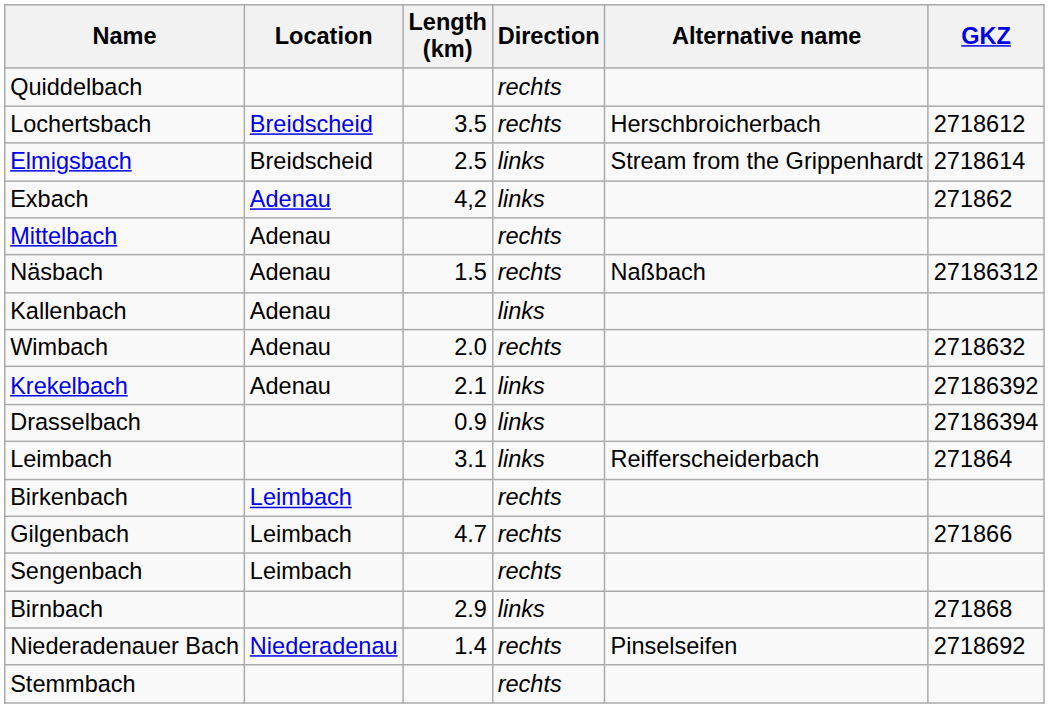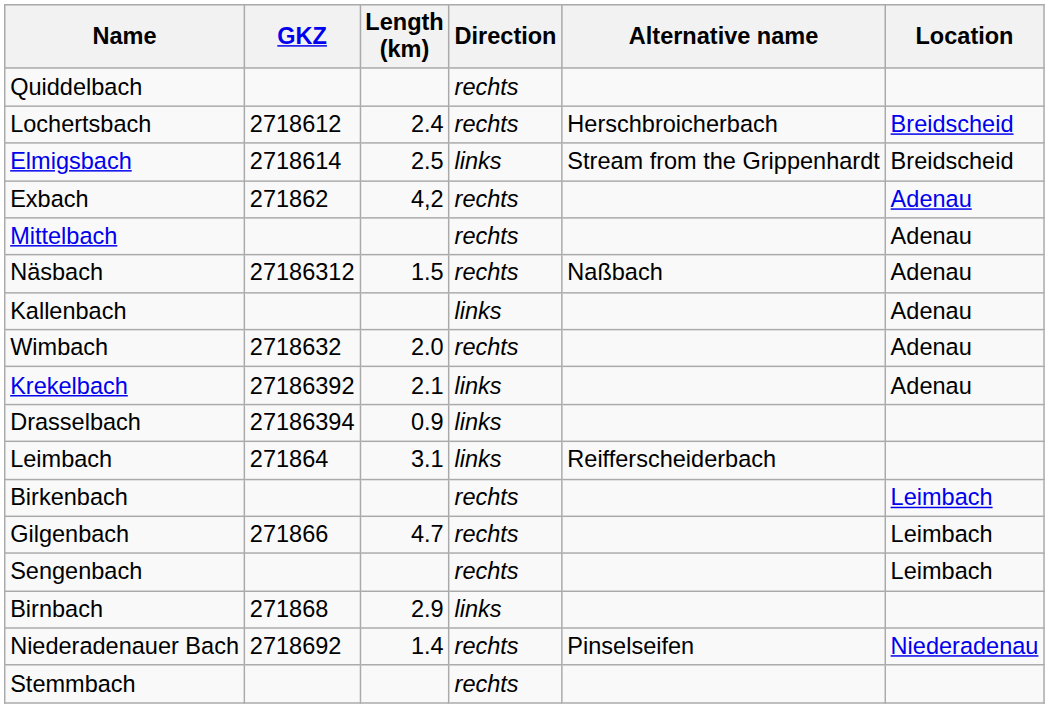columns swapped: (986, 36) <-> (324, 36)
(470, 124) 3.5 -> (427, 124) 2.4
(521, 198) links -> (487, 198) rechts
